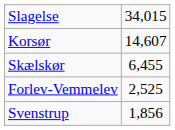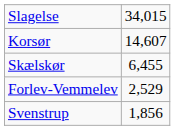(146, 89) 2,525 -> (146, 89) 2,529
